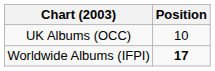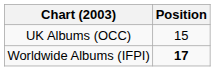(181, 35) 10 -> (181, 35) 15
